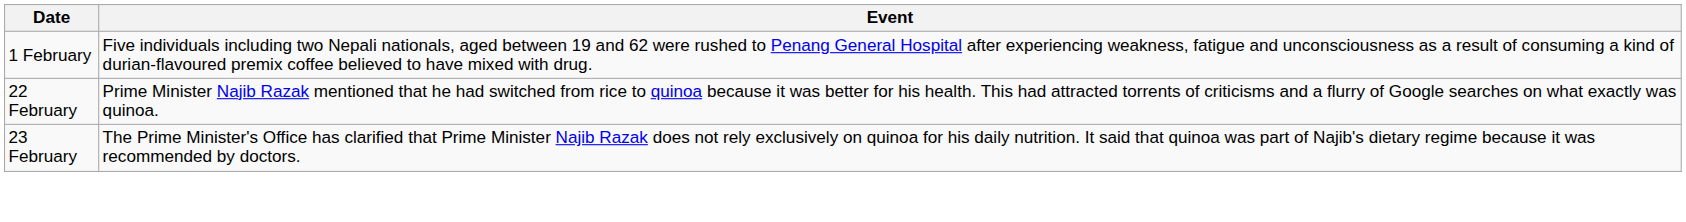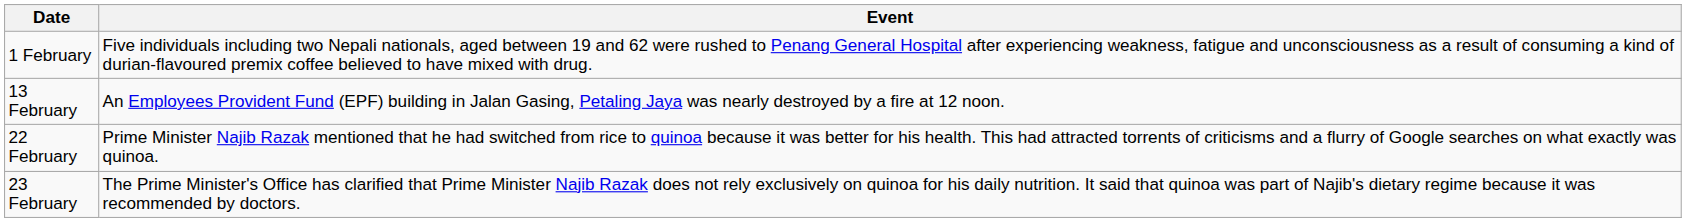+ row: (43, 101)
